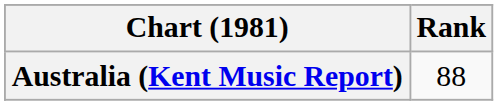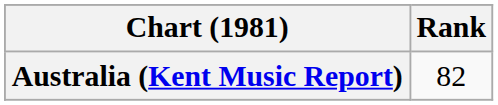(451, 75) 88 -> (451, 75) 82
